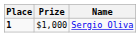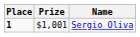(52, 25) $1,000 -> (52, 25) $1,001
